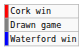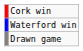rows swapped: (43, 39) <-> (36, 25)
